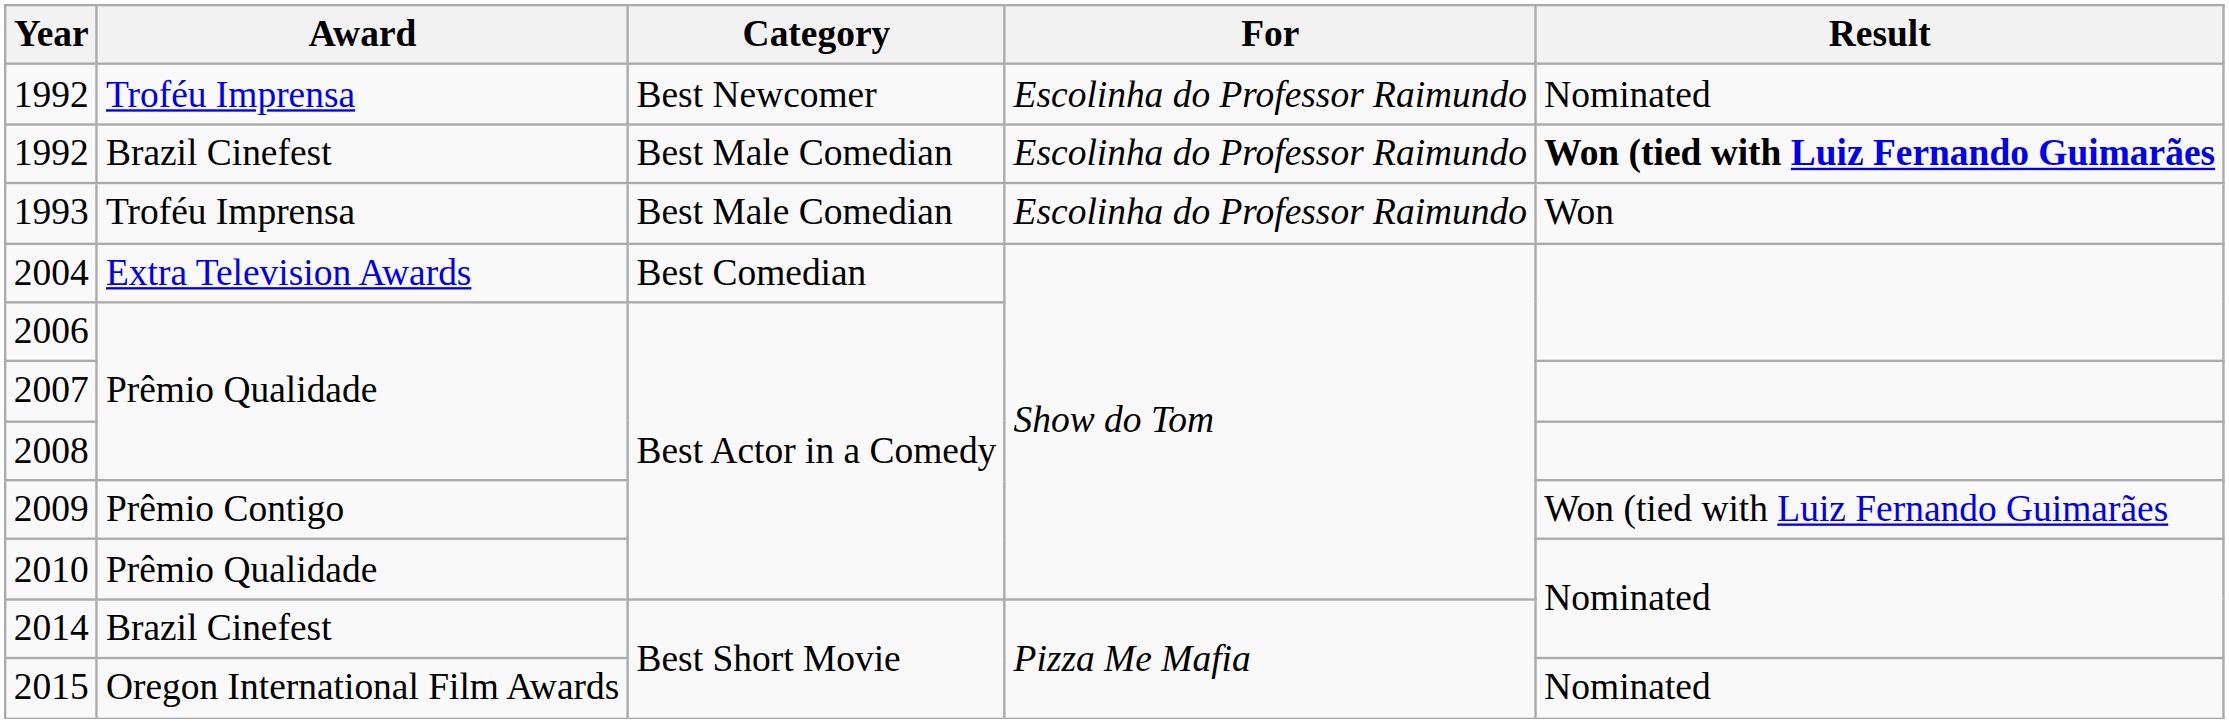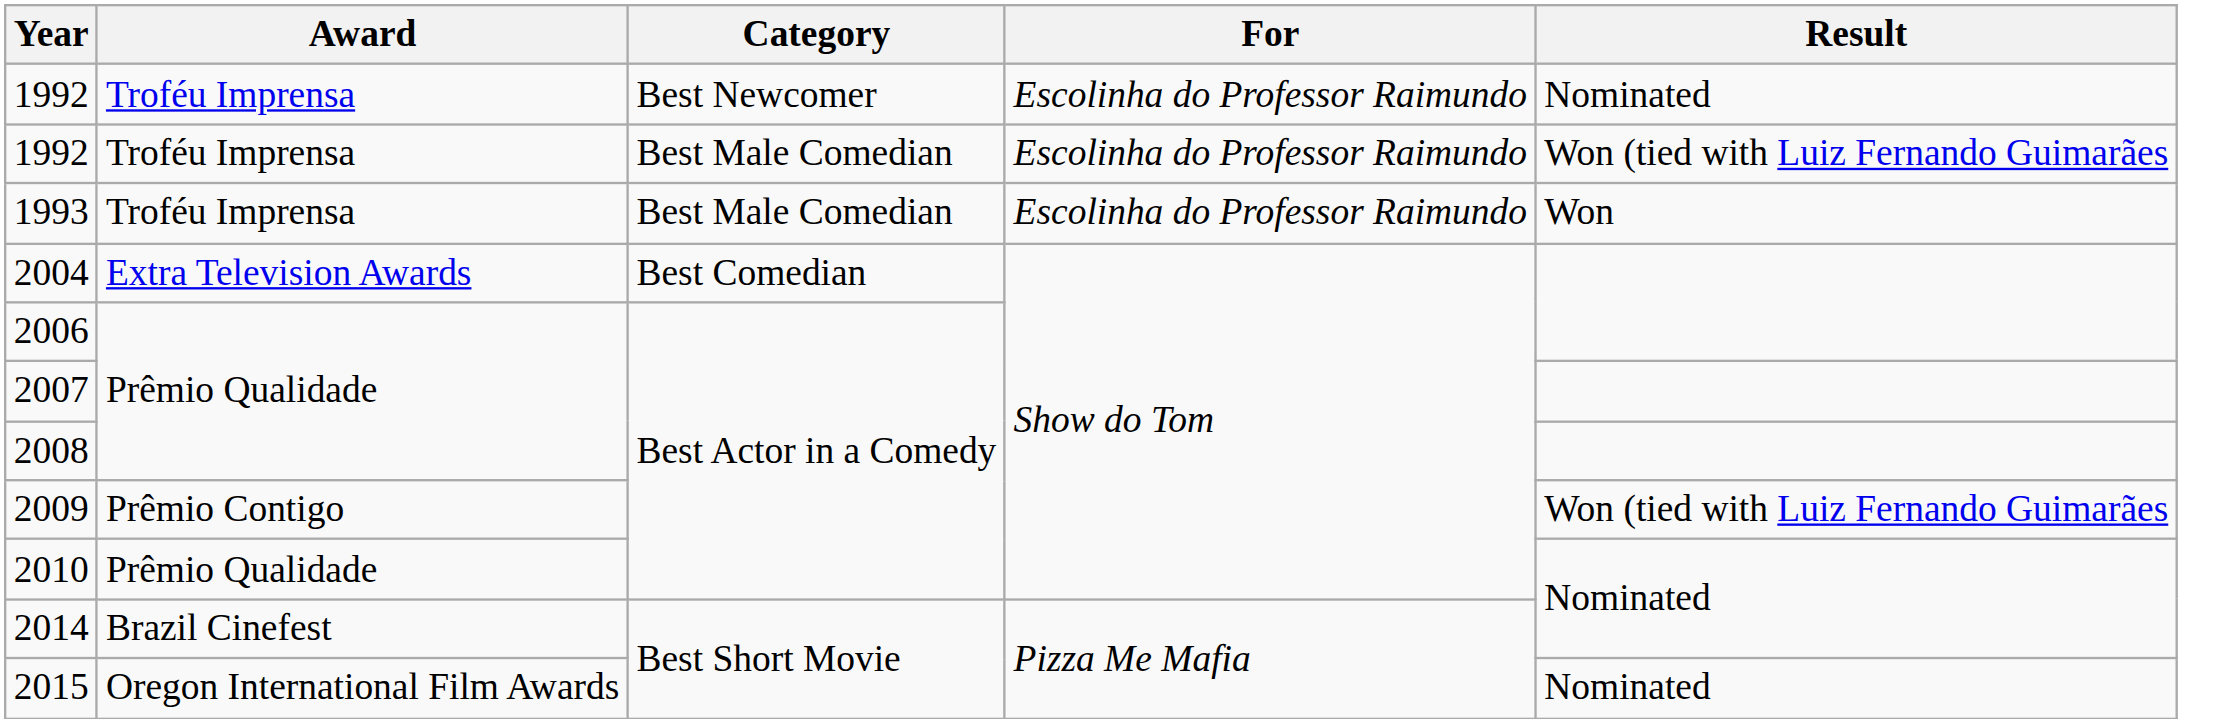(219, 152) Brazil Cinefest -> (231, 152) Troféu Imprensa
(1880, 152) bold -> (1856, 152) normal
